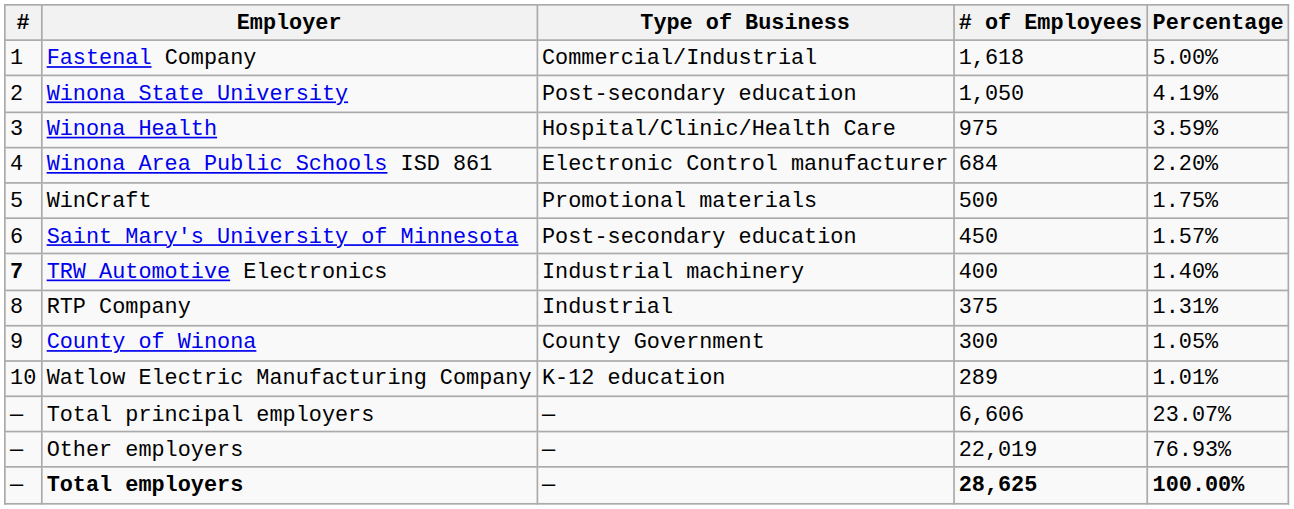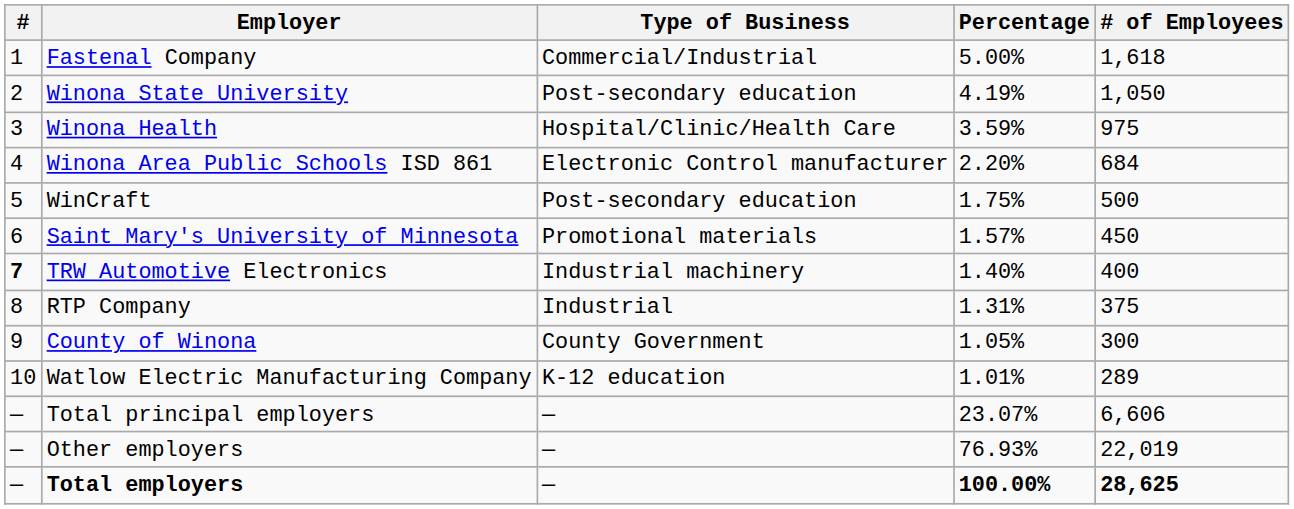columns swapped: (1050, 23) <-> (1218, 23)
(680, 201) Promotional materials -> (699, 201) Post-secondary education
(699, 236) Post-secondary education -> (680, 236) Promotional materials
